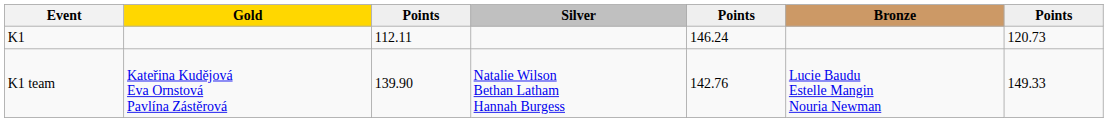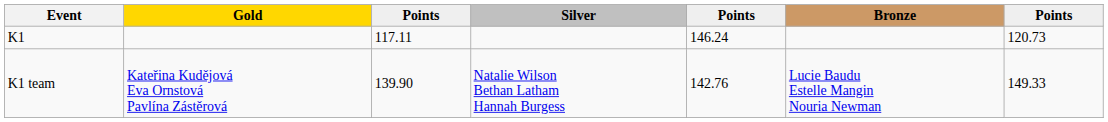(393, 37) 112.11 -> (393, 37) 117.11
